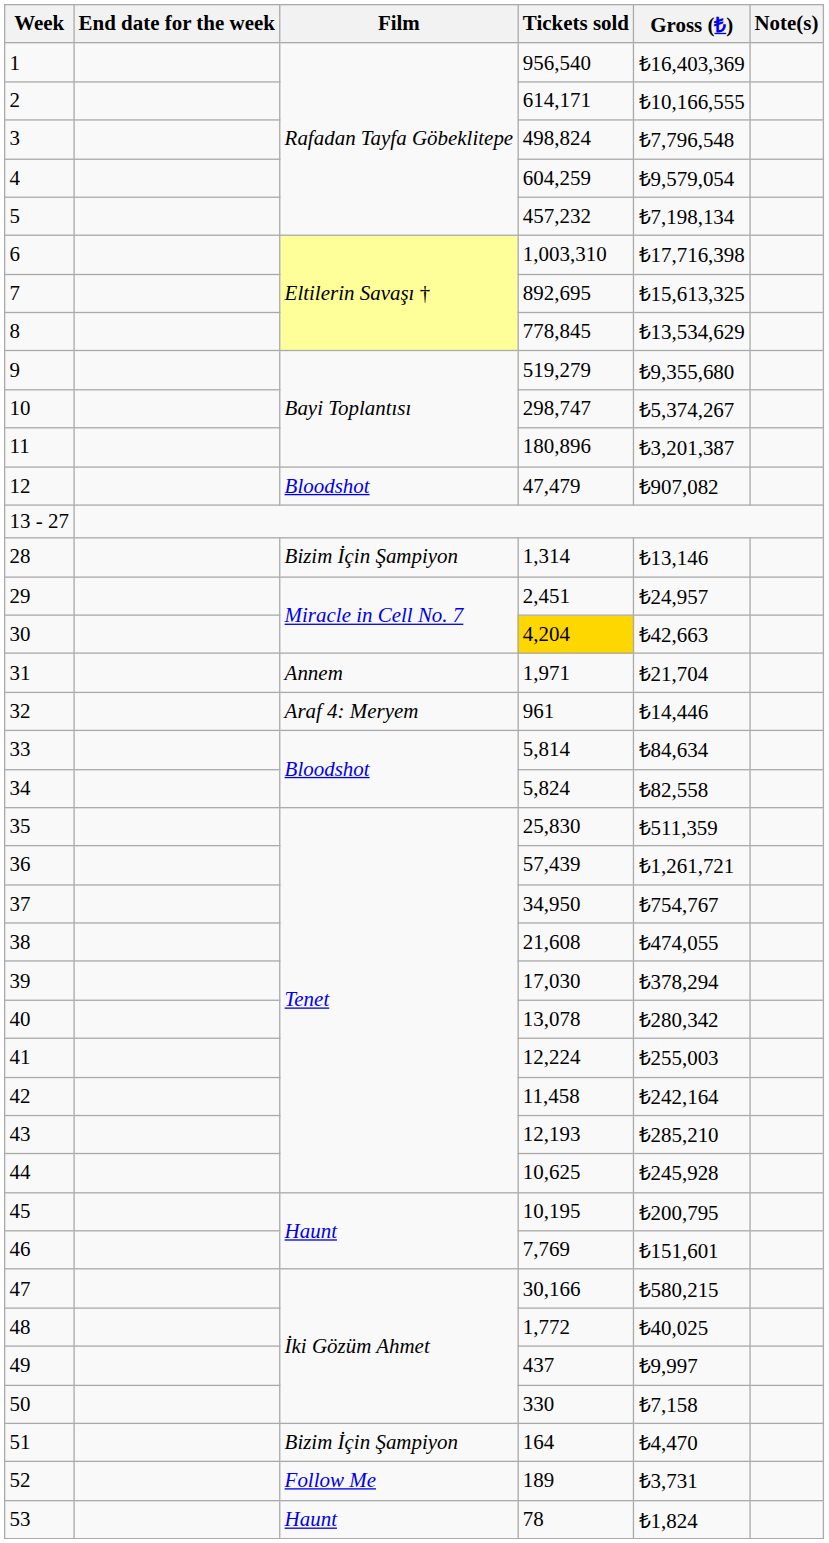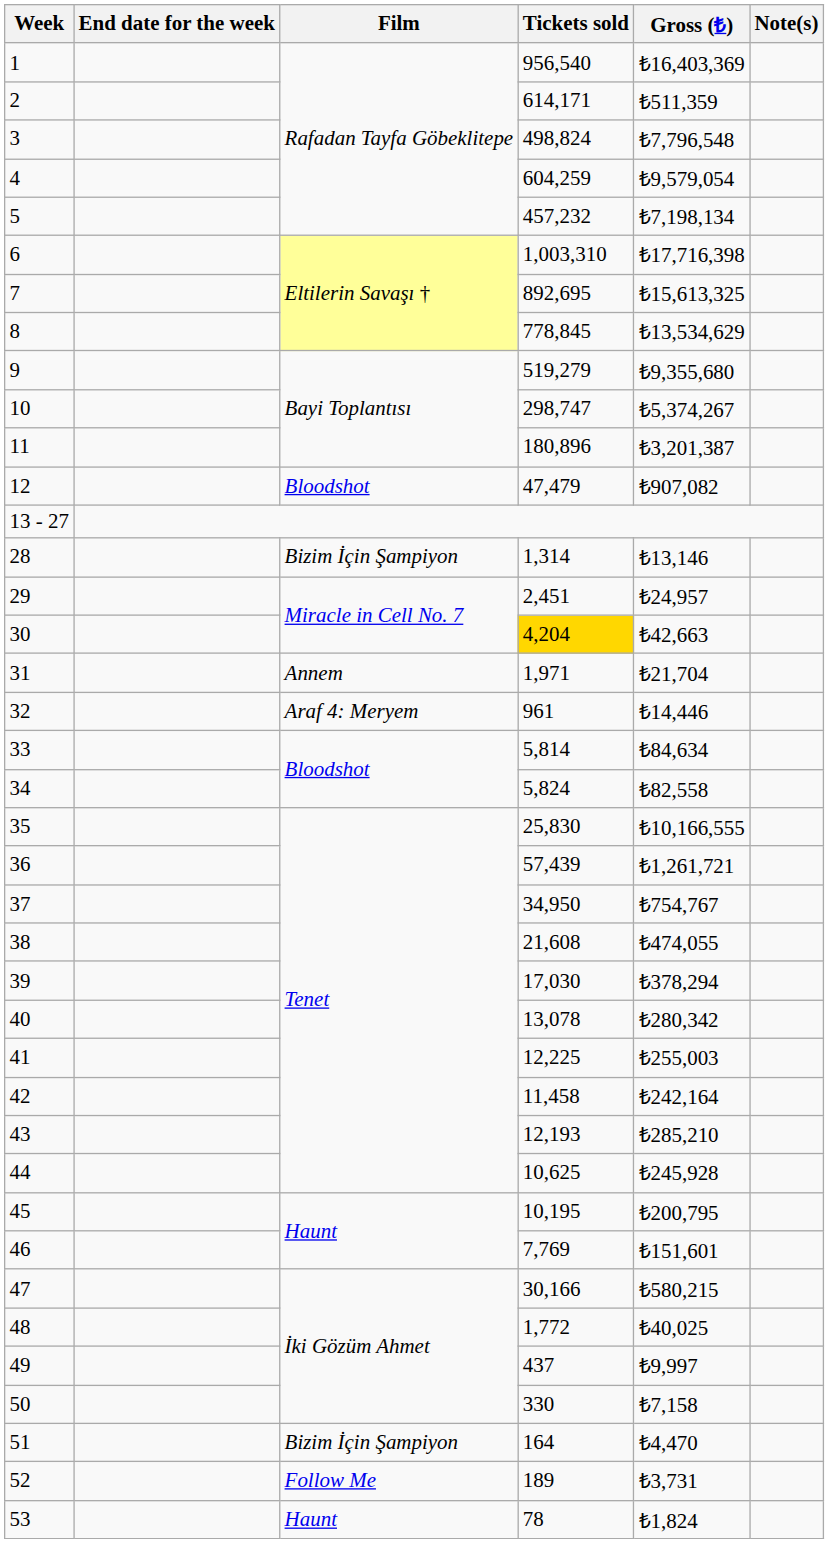(692, 102) ₺10,166,555 -> (678, 102) ₺511,359
(678, 827) ₺511,359 -> (692, 827) ₺10,166,555
(552, 1057) 12,224 -> (552, 1057) 12,225
